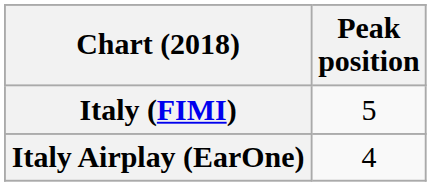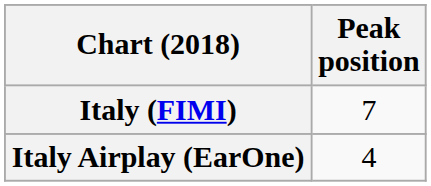(369, 109) 5 -> (369, 109) 7
